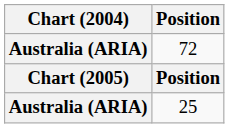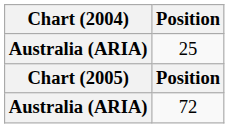rows swapped: (188, 107) <-> (188, 48)
